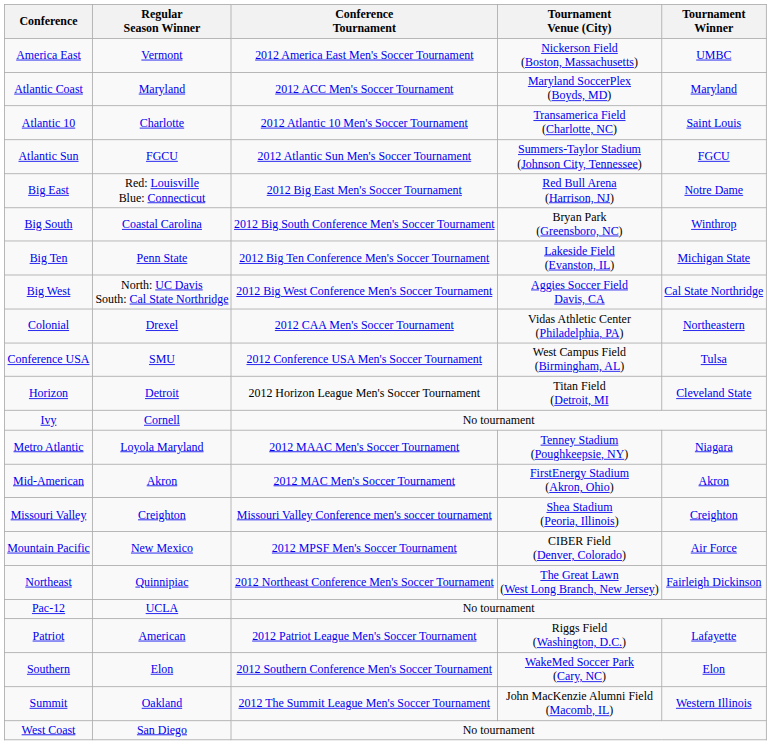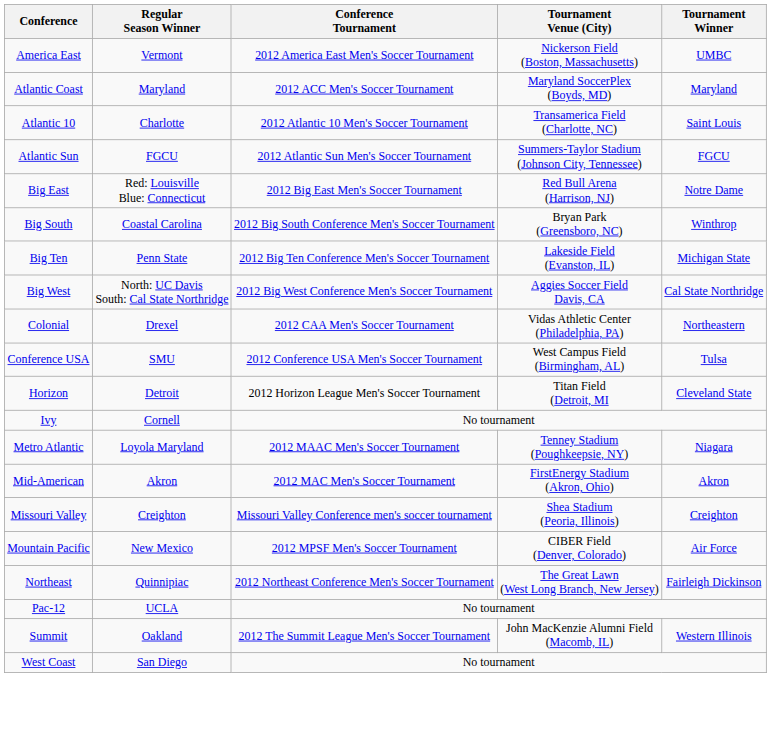- row: (49, 636)
- row: (49, 670)
